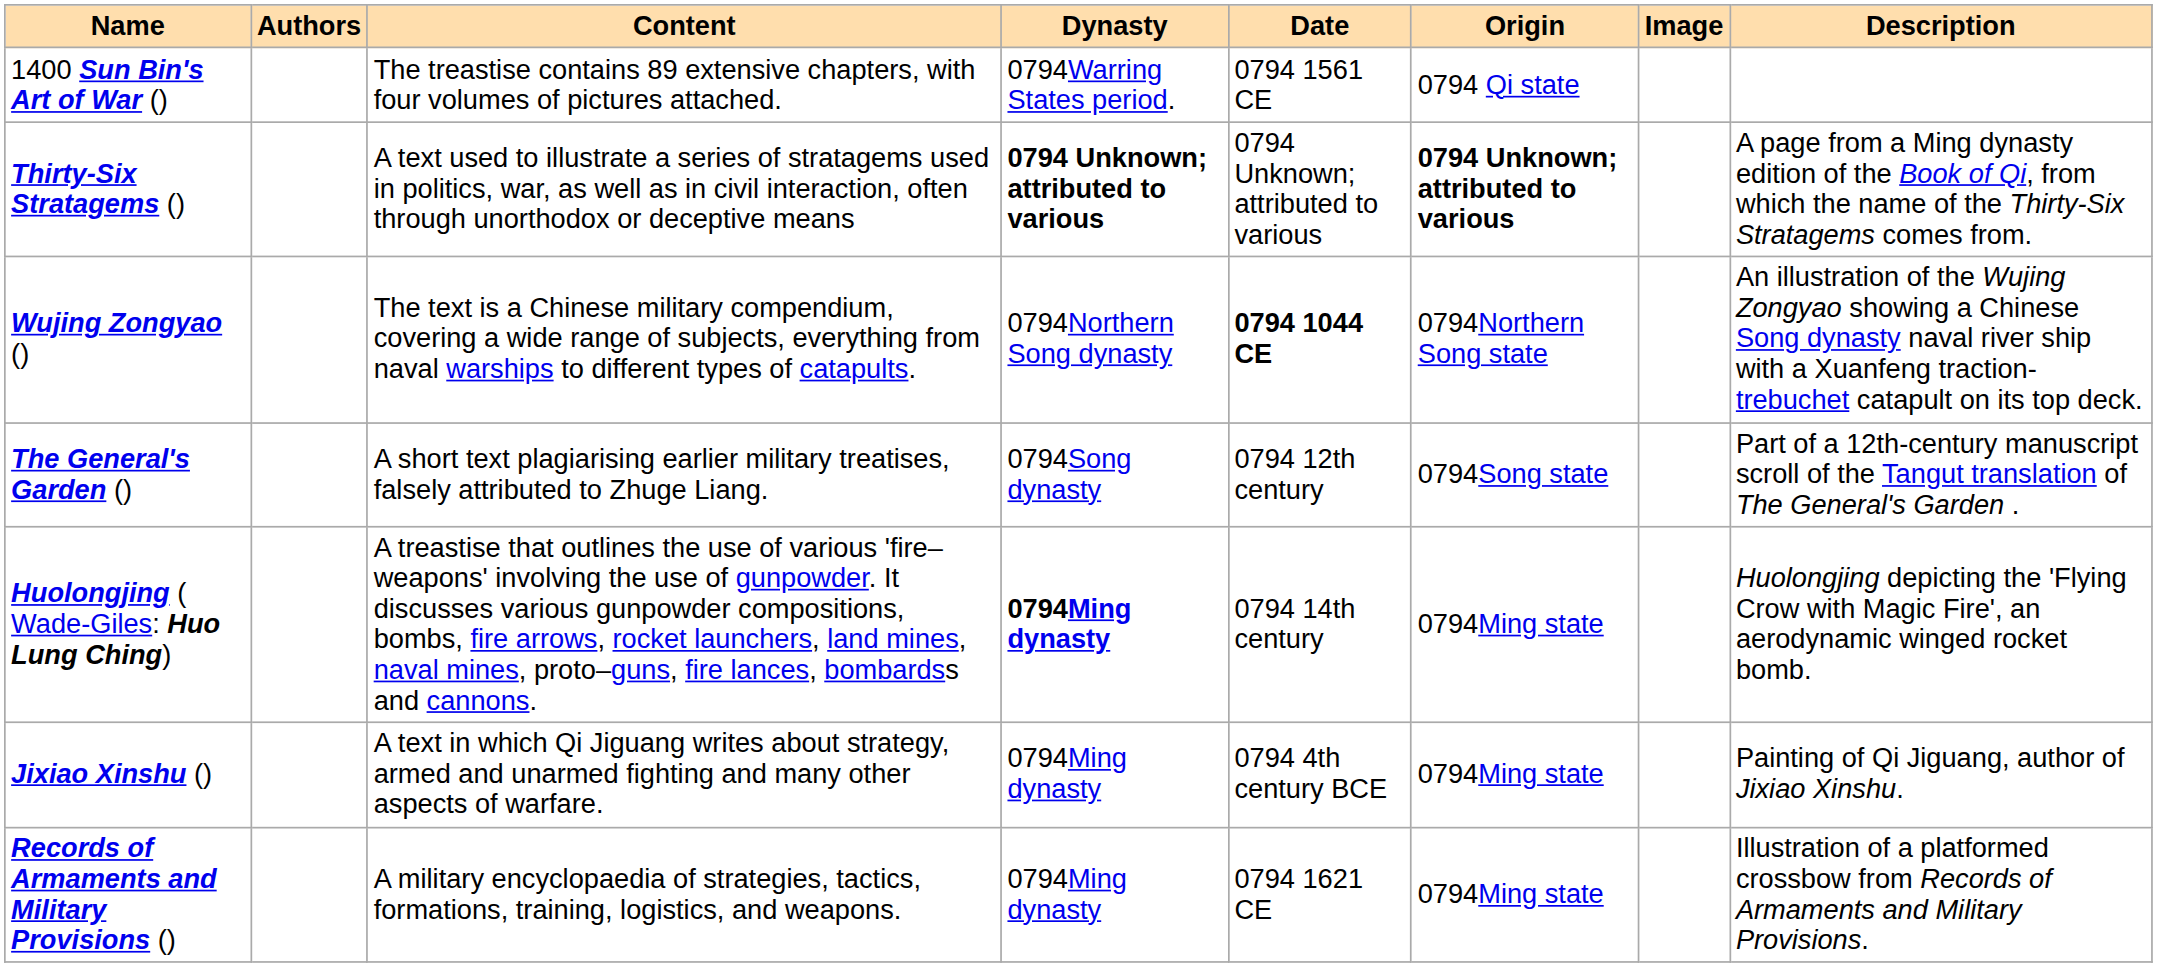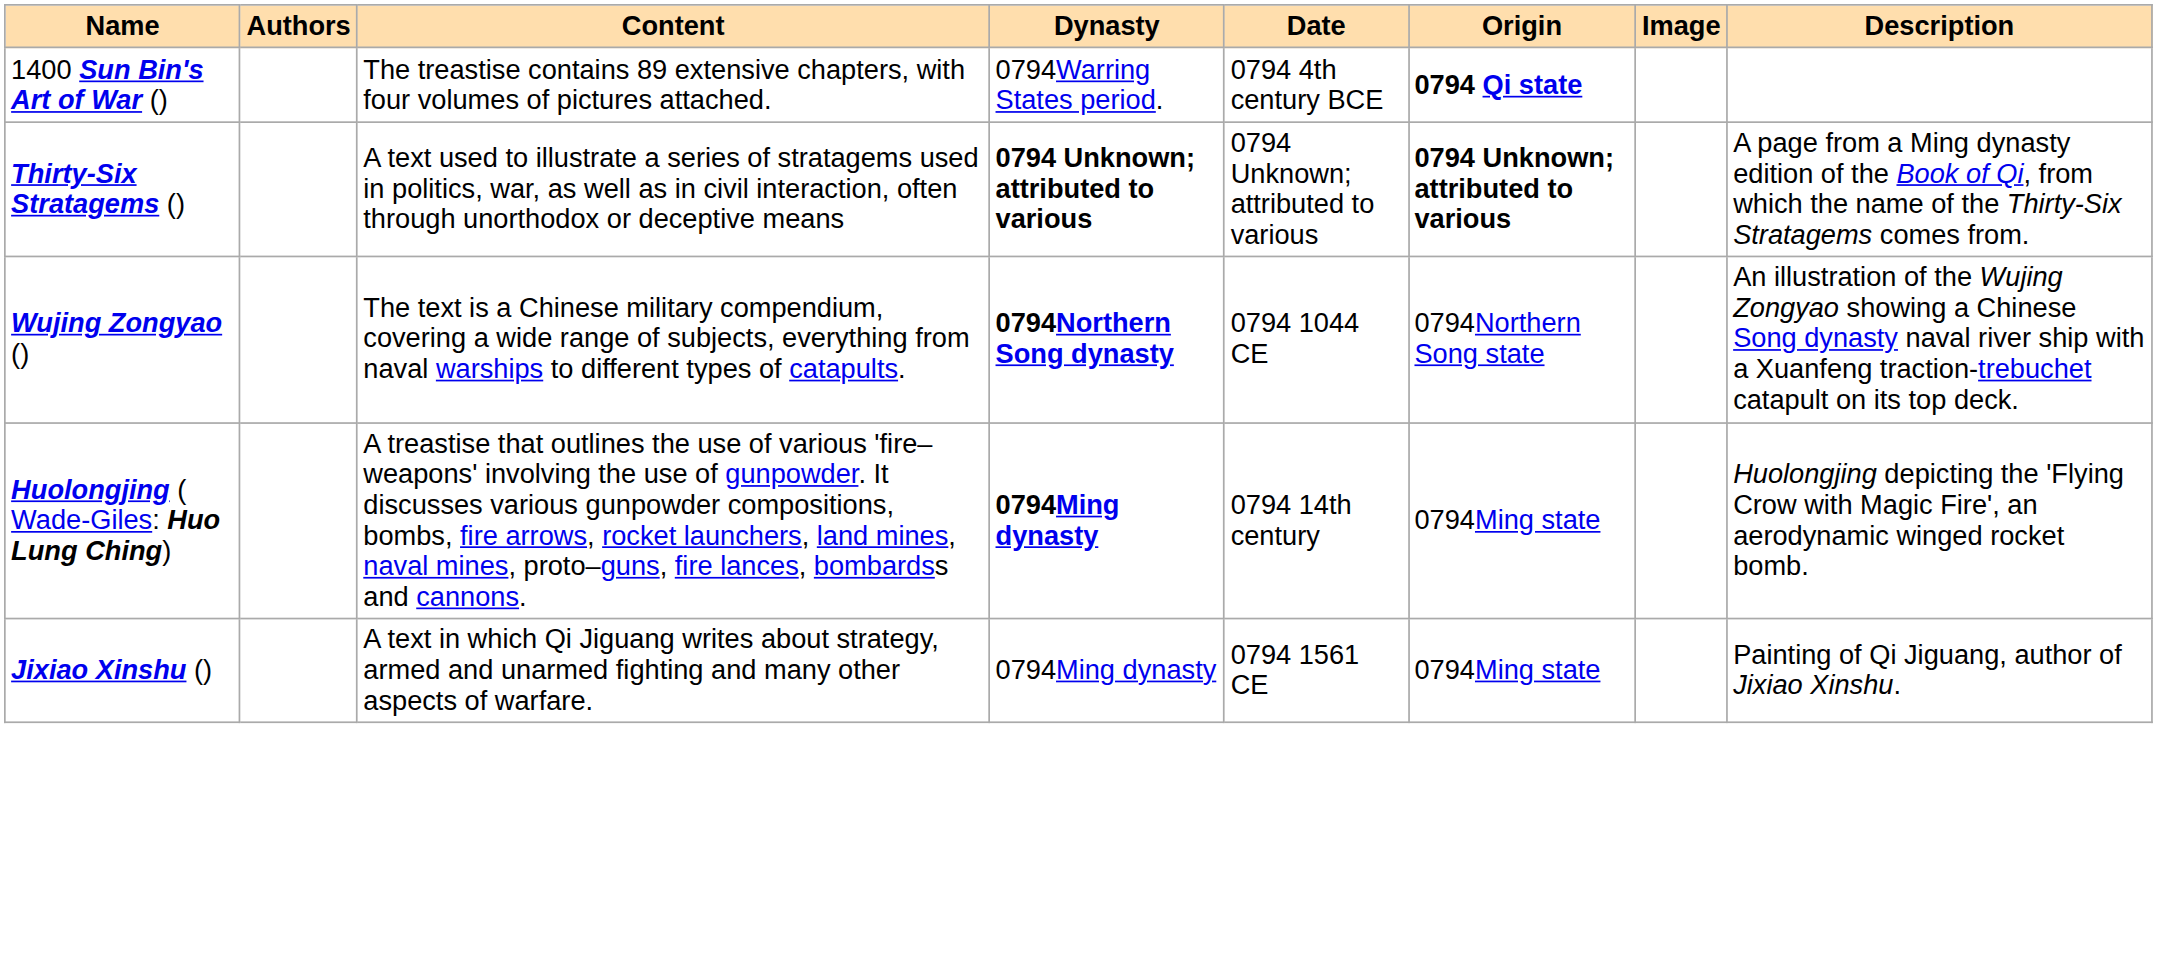(1299, 84) 0794 1561 CE -> (1307, 84) 0794 4th century BCE
(1499, 84) normal -> (1498, 84) bold
(1091, 339) normal -> (1085, 339) bold
(1299, 339) bold -> (1295, 339) normal
- row: (101, 474)
(1311, 774) 0794 4th century BCE -> (1295, 670) 0794 1561 CE
- row: (114, 894)
